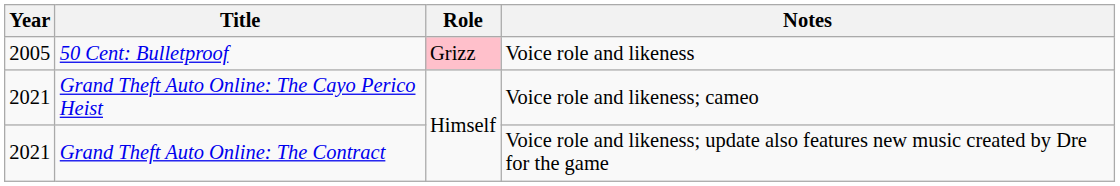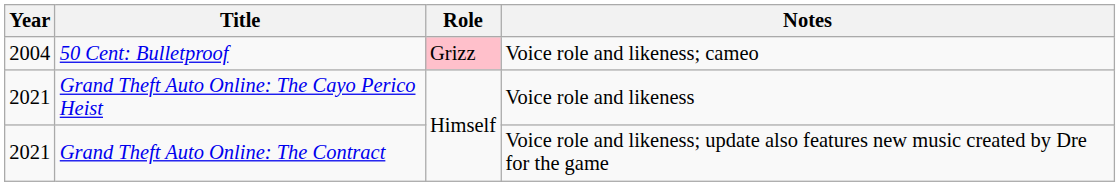(30, 53) 2005 -> (30, 53) 2004
(600, 53) Voice role and likeness -> (632, 53) Voice role and likeness; cameo
(632, 97) Voice role and likeness; cameo -> (600, 97) Voice role and likeness
